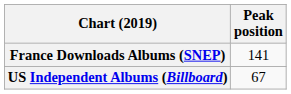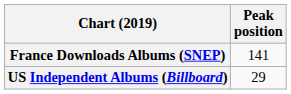(258, 77) 67 -> (258, 77) 29
